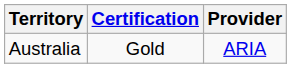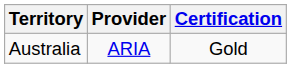columns swapped: (245, 19) <-> (145, 19)
